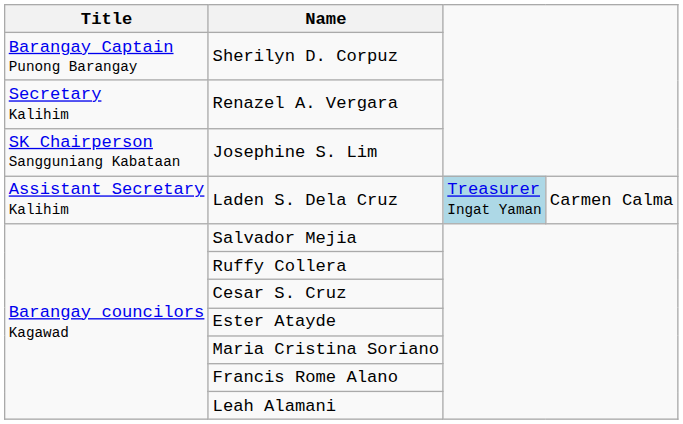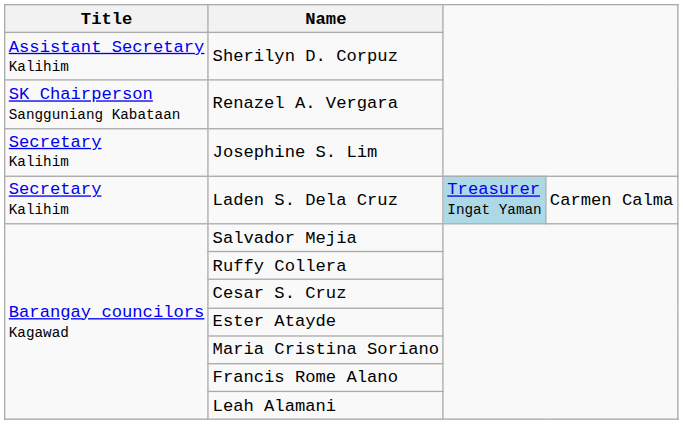(91, 56) Barangay Captain Punong Barangay -> (107, 56) Assistant Secretary Kalihim
(55, 104) Secretary Kalihim -> (95, 104) SK Chairperson Sangguniang Kabataan
(95, 151) SK Chairperson Sangguniang Kabataan -> (55, 151) Secretary Kalihim
(107, 199) Assistant Secretary Kalihim -> (55, 199) Secretary Kalihim
